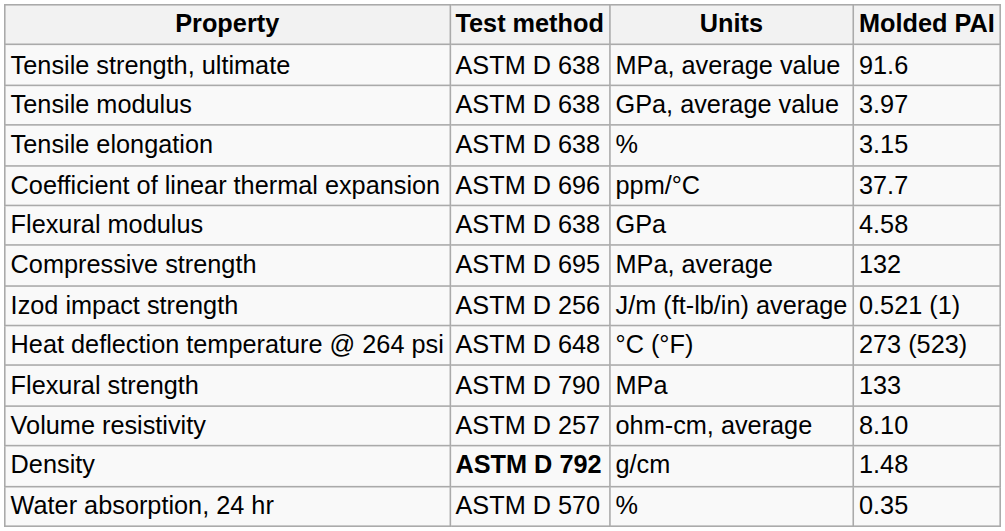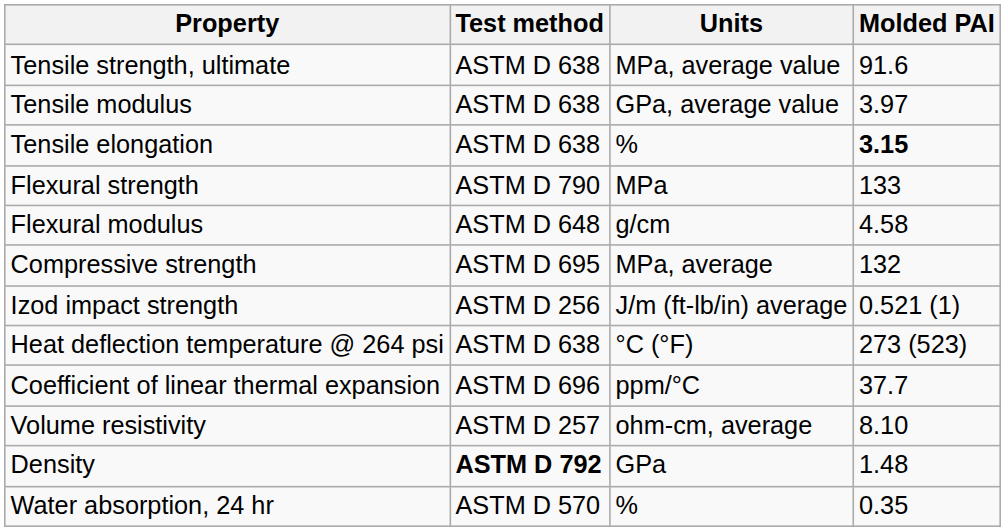(884, 144) normal -> (884, 144) bold
rows swapped: (105, 385) <-> (225, 184)
(528, 225) ASTM D 638 -> (528, 225) ASTM D 648
(641, 225) GPa -> (643, 225) g/cm
(528, 345) ASTM D 648 -> (528, 345) ASTM D 638
(643, 465) g/cm -> (641, 465) GPa
